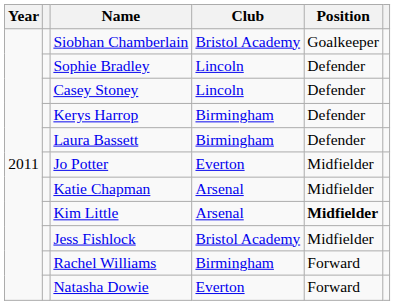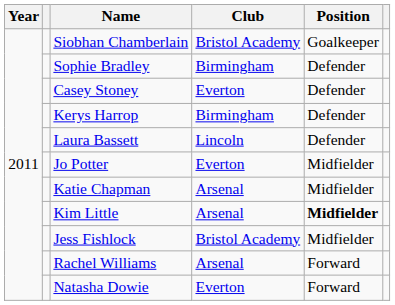(220, 66) Lincoln -> (235, 66) Birmingham
(220, 90) Lincoln -> (220, 90) Everton
(235, 139) Birmingham -> (220, 139) Lincoln
(235, 262) Birmingham -> (220, 262) Arsenal
